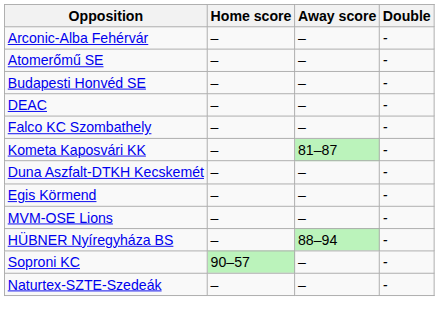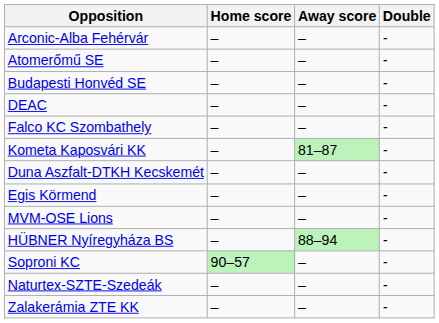+ row: (73, 307)
